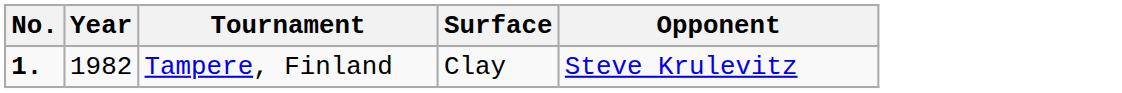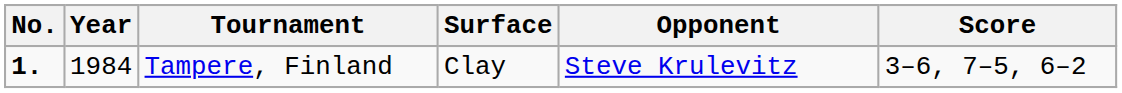+ column: (997, 25)
(101, 66) 1982 -> (101, 66) 1984
